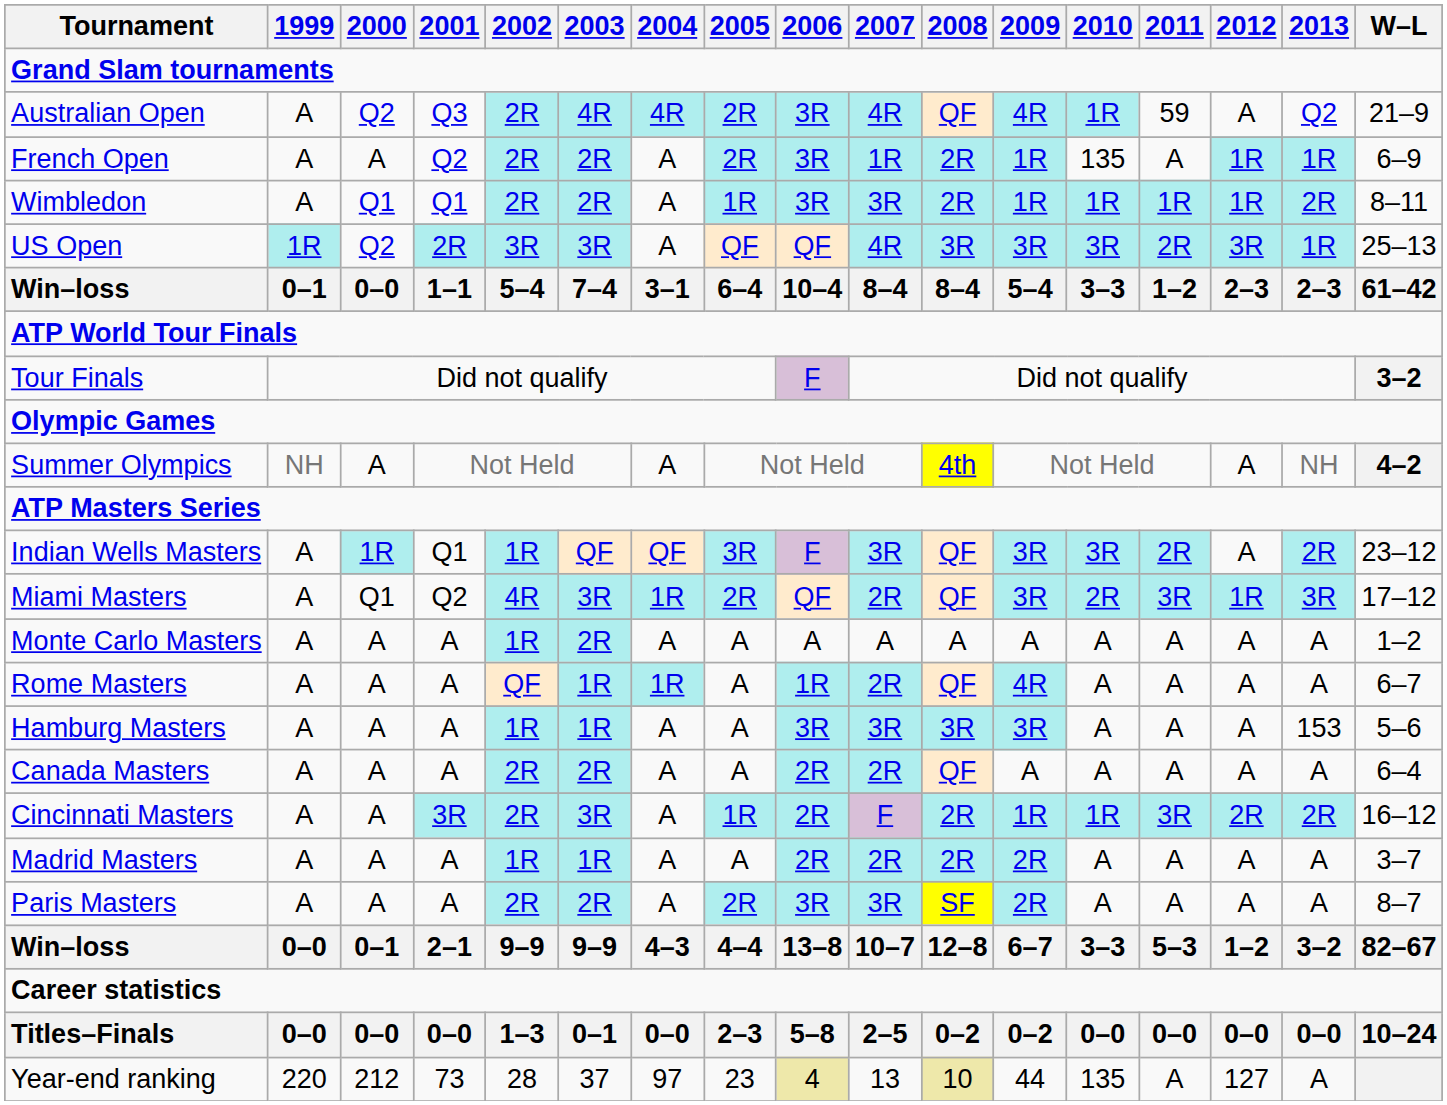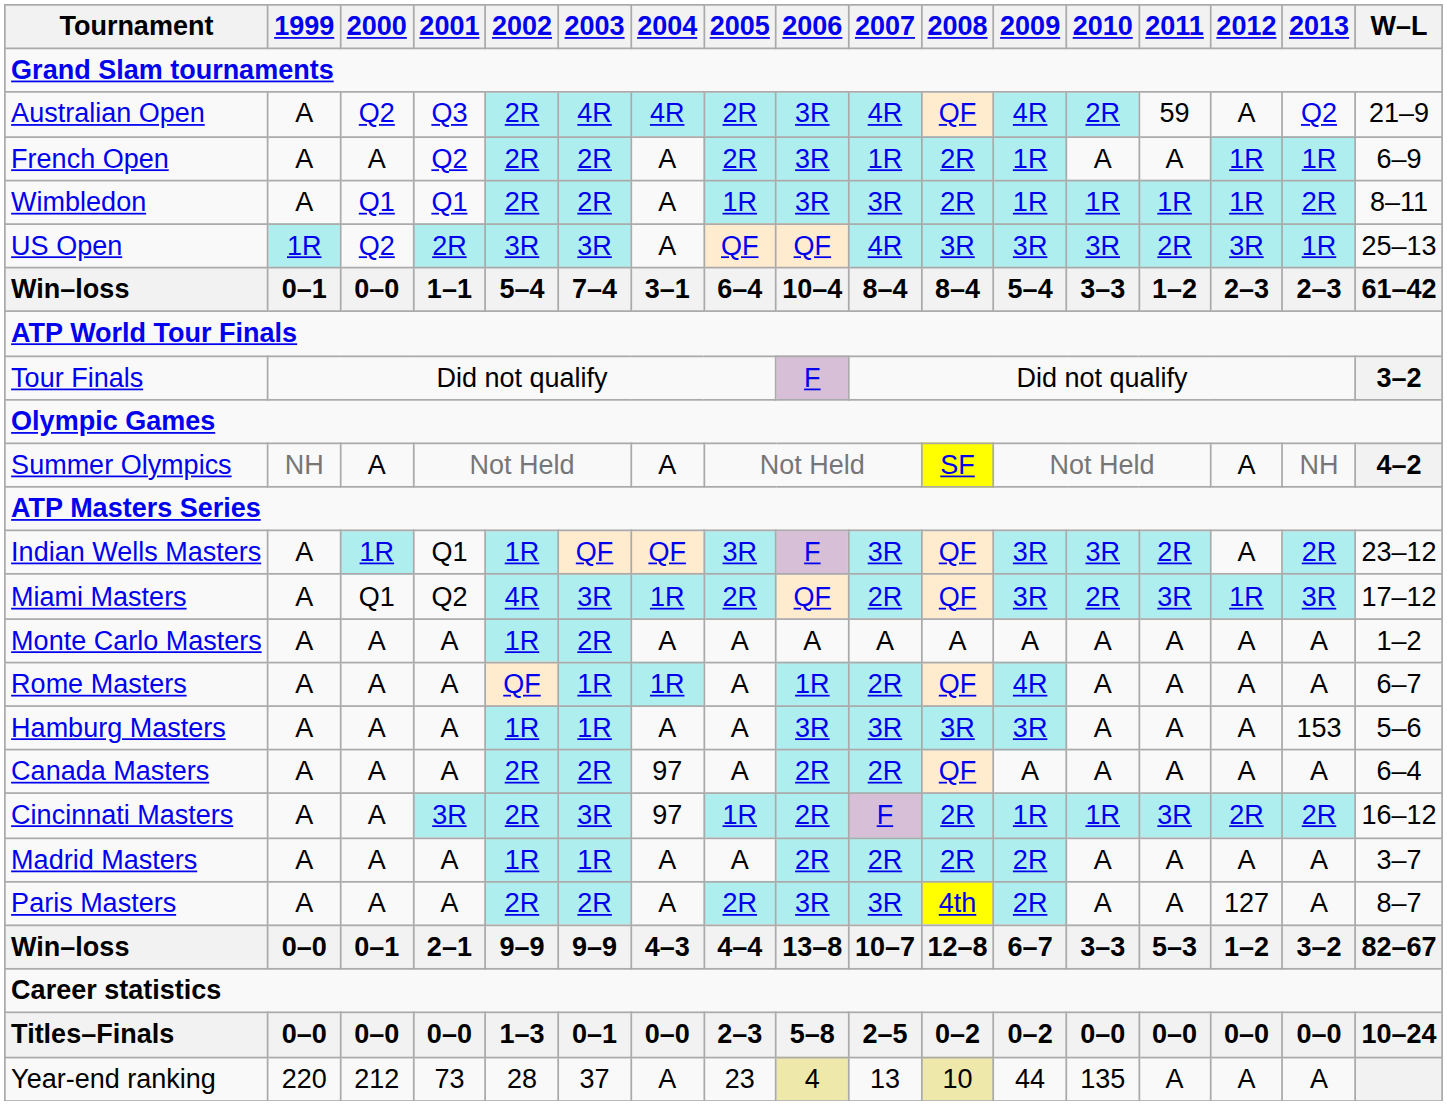(1103, 113) 1R -> (1103, 113) 2R
(1103, 157) 135 -> (1103, 157) A
(958, 464) 4th -> (958, 464) SF
(667, 770) A -> (667, 770) 97
(667, 814) A -> (667, 814) 97
(958, 902) SF -> (958, 902) 4th
(1246, 902) A -> (1246, 902) 127
(667, 1077) 97 -> (667, 1077) A
(1246, 1077) 127 -> (1246, 1077) A
